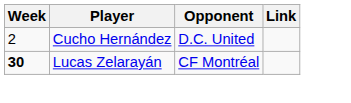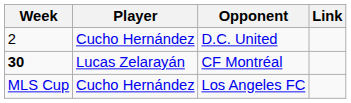+ row: (253, 86)
